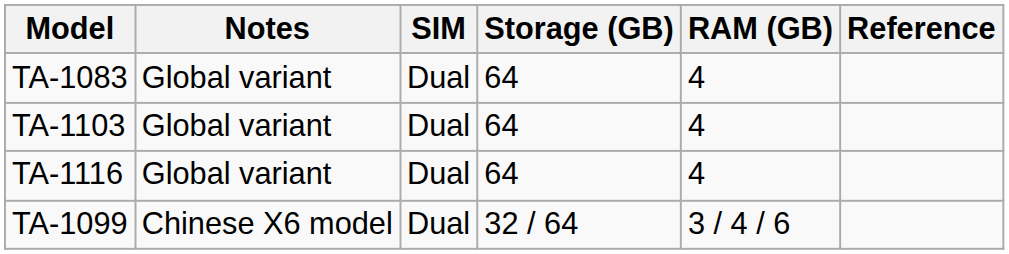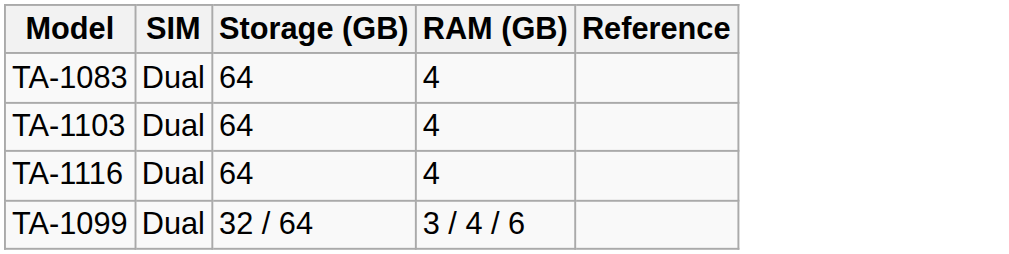- column: (267, 28)
